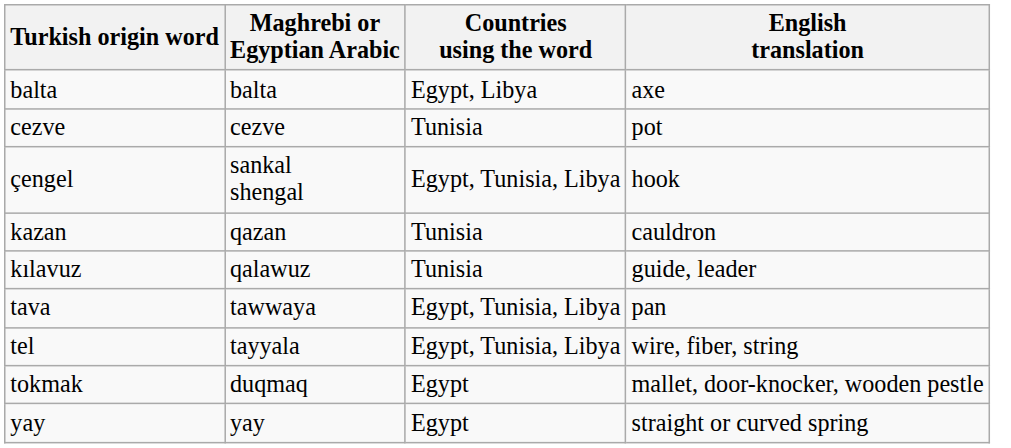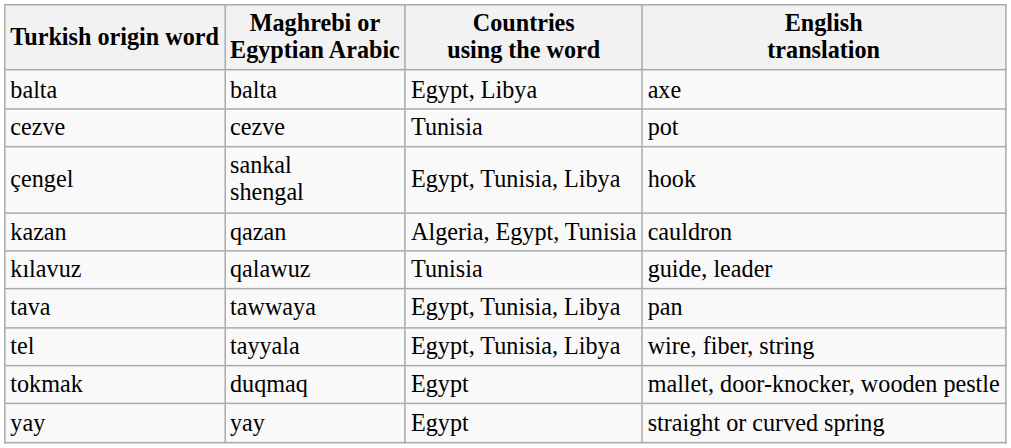(447, 231) Tunisia -> (524, 231) Algeria, Egypt, Tunisia
